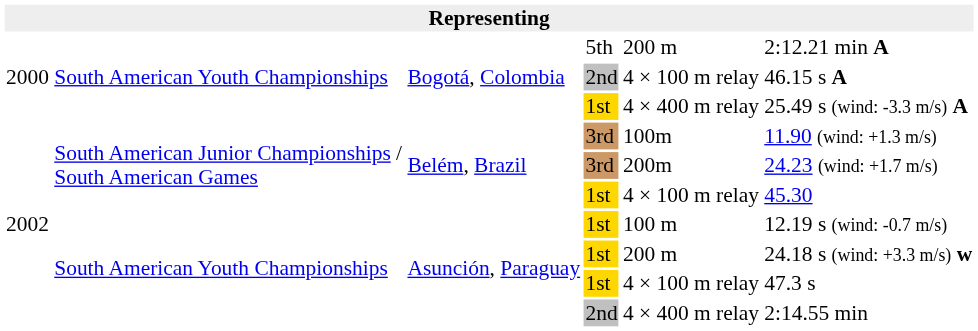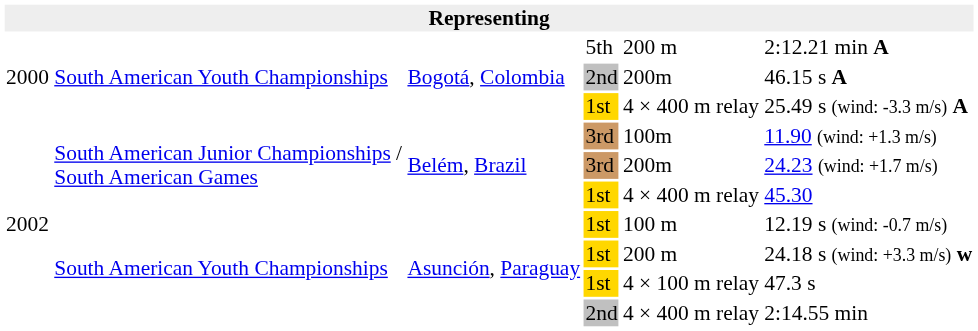(691, 76) 4 × 100 m relay -> (647, 76) 200m
(691, 194) 4 × 100 m relay -> (691, 194) 4 × 400 m relay
